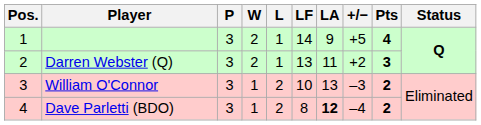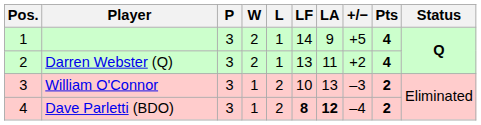(387, 62) 3 -> (387, 62) 4
(304, 108) normal -> (304, 108) bold
